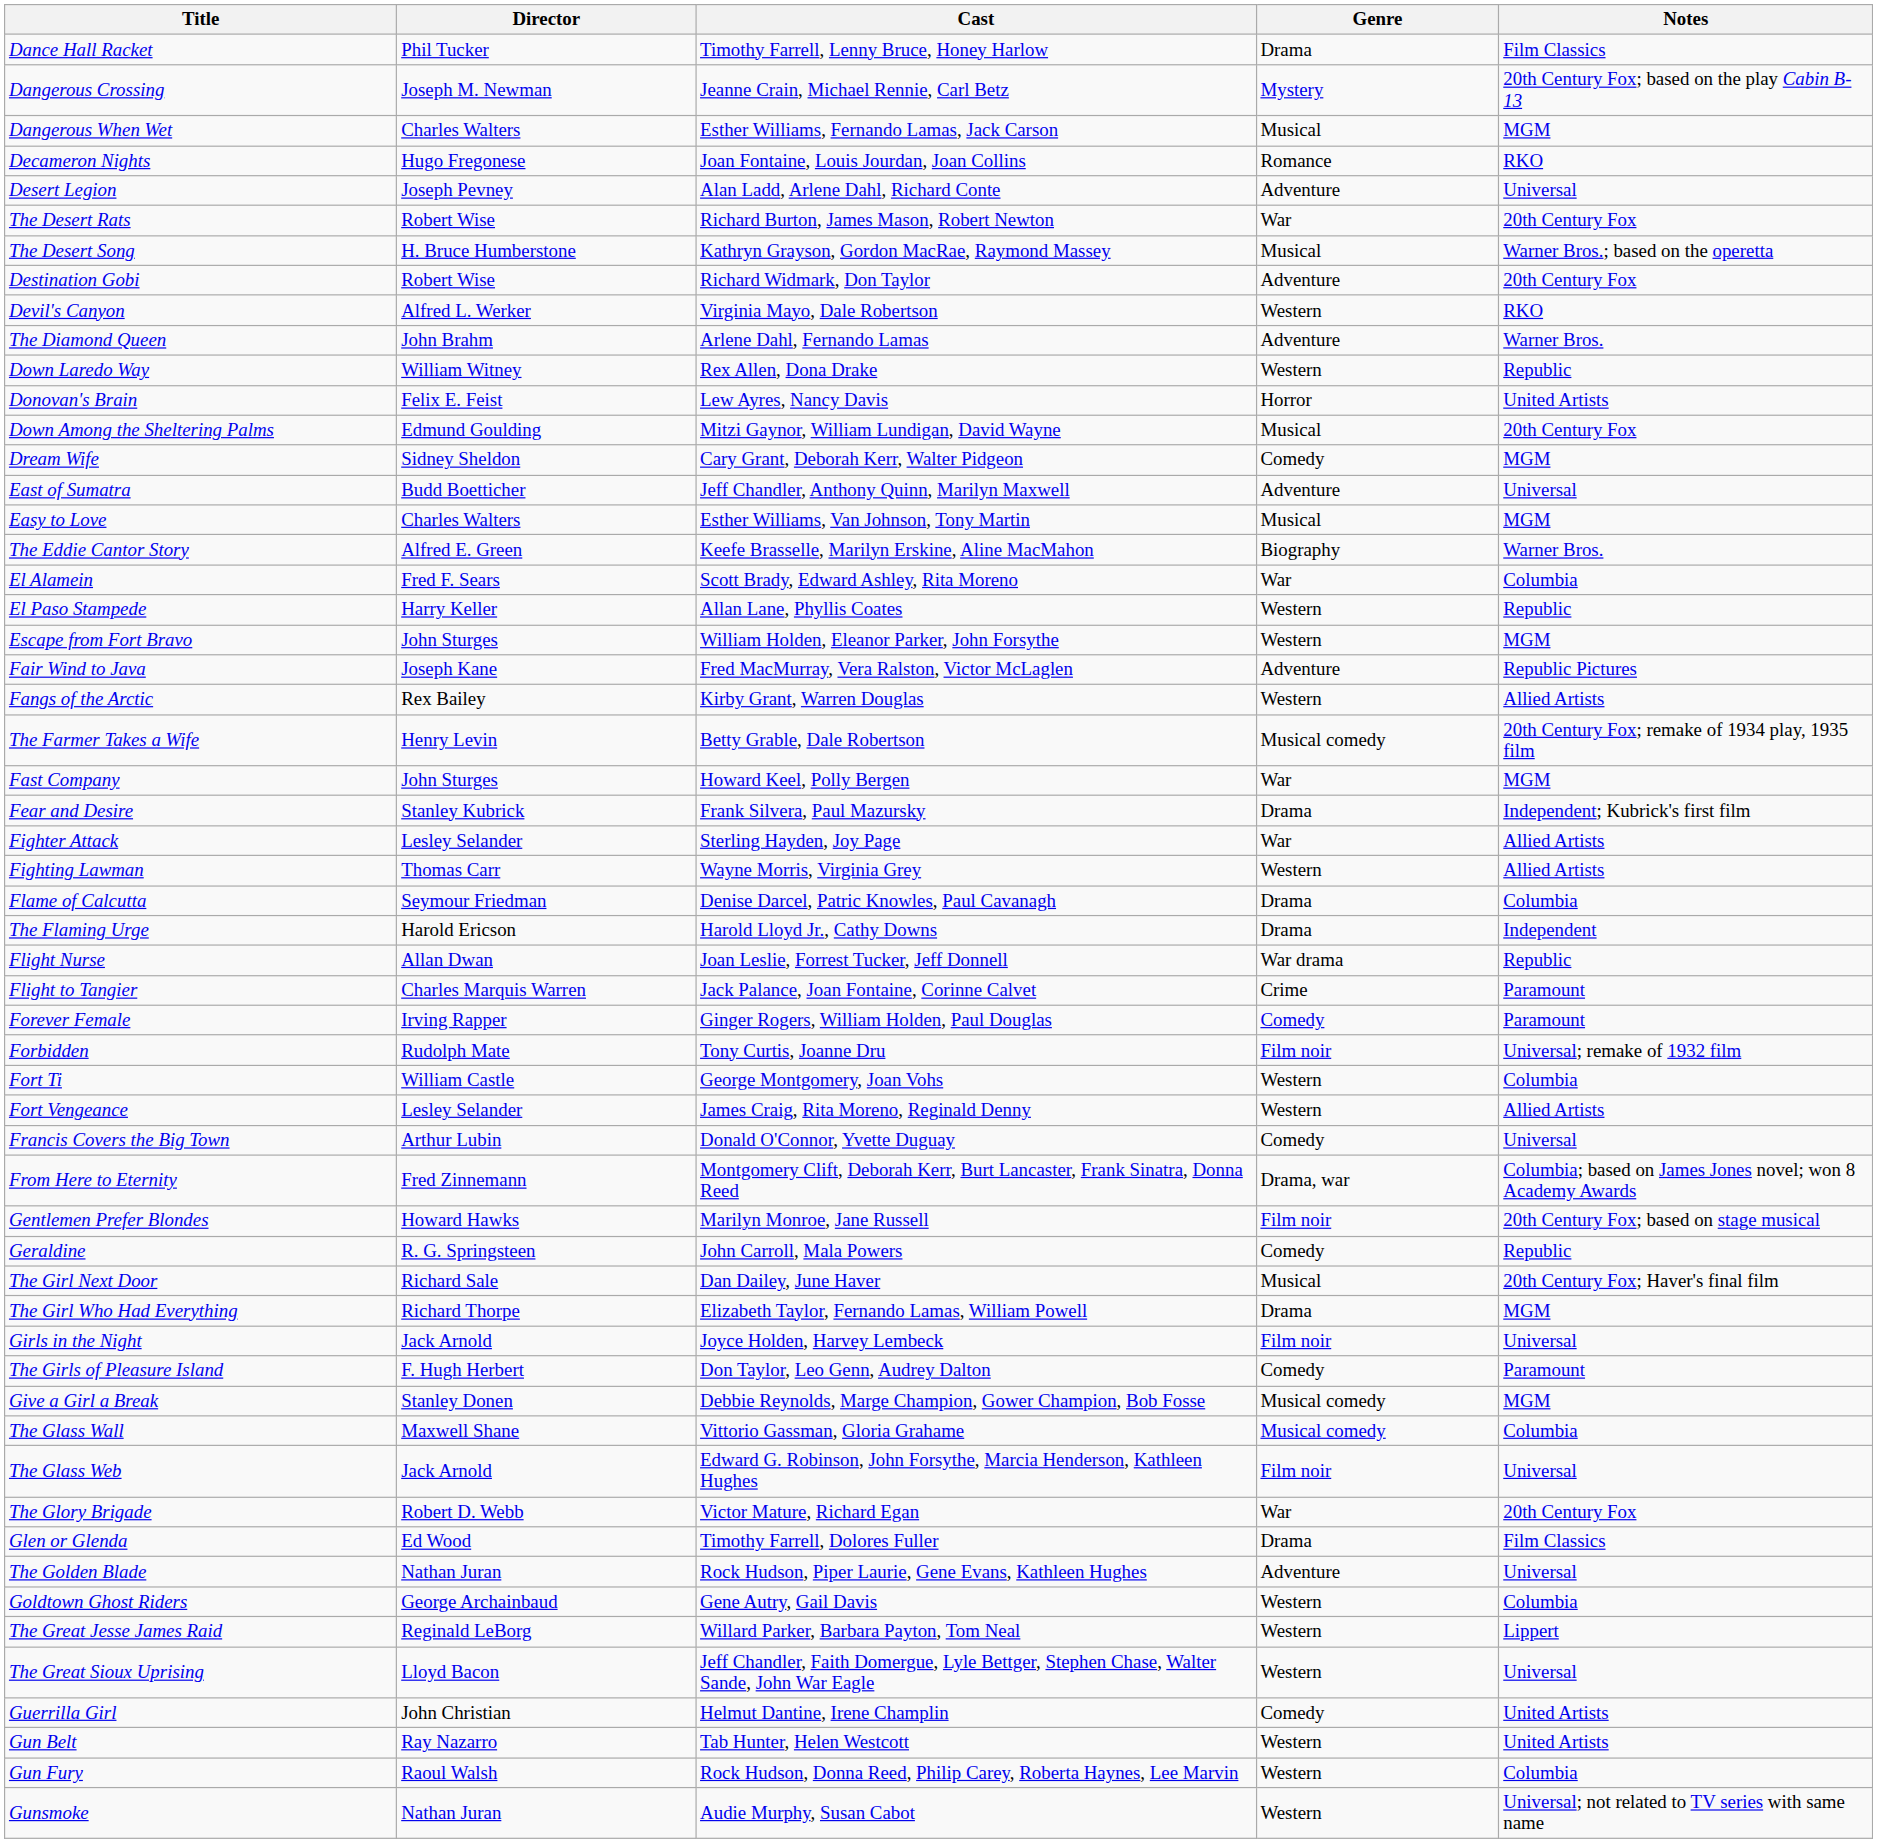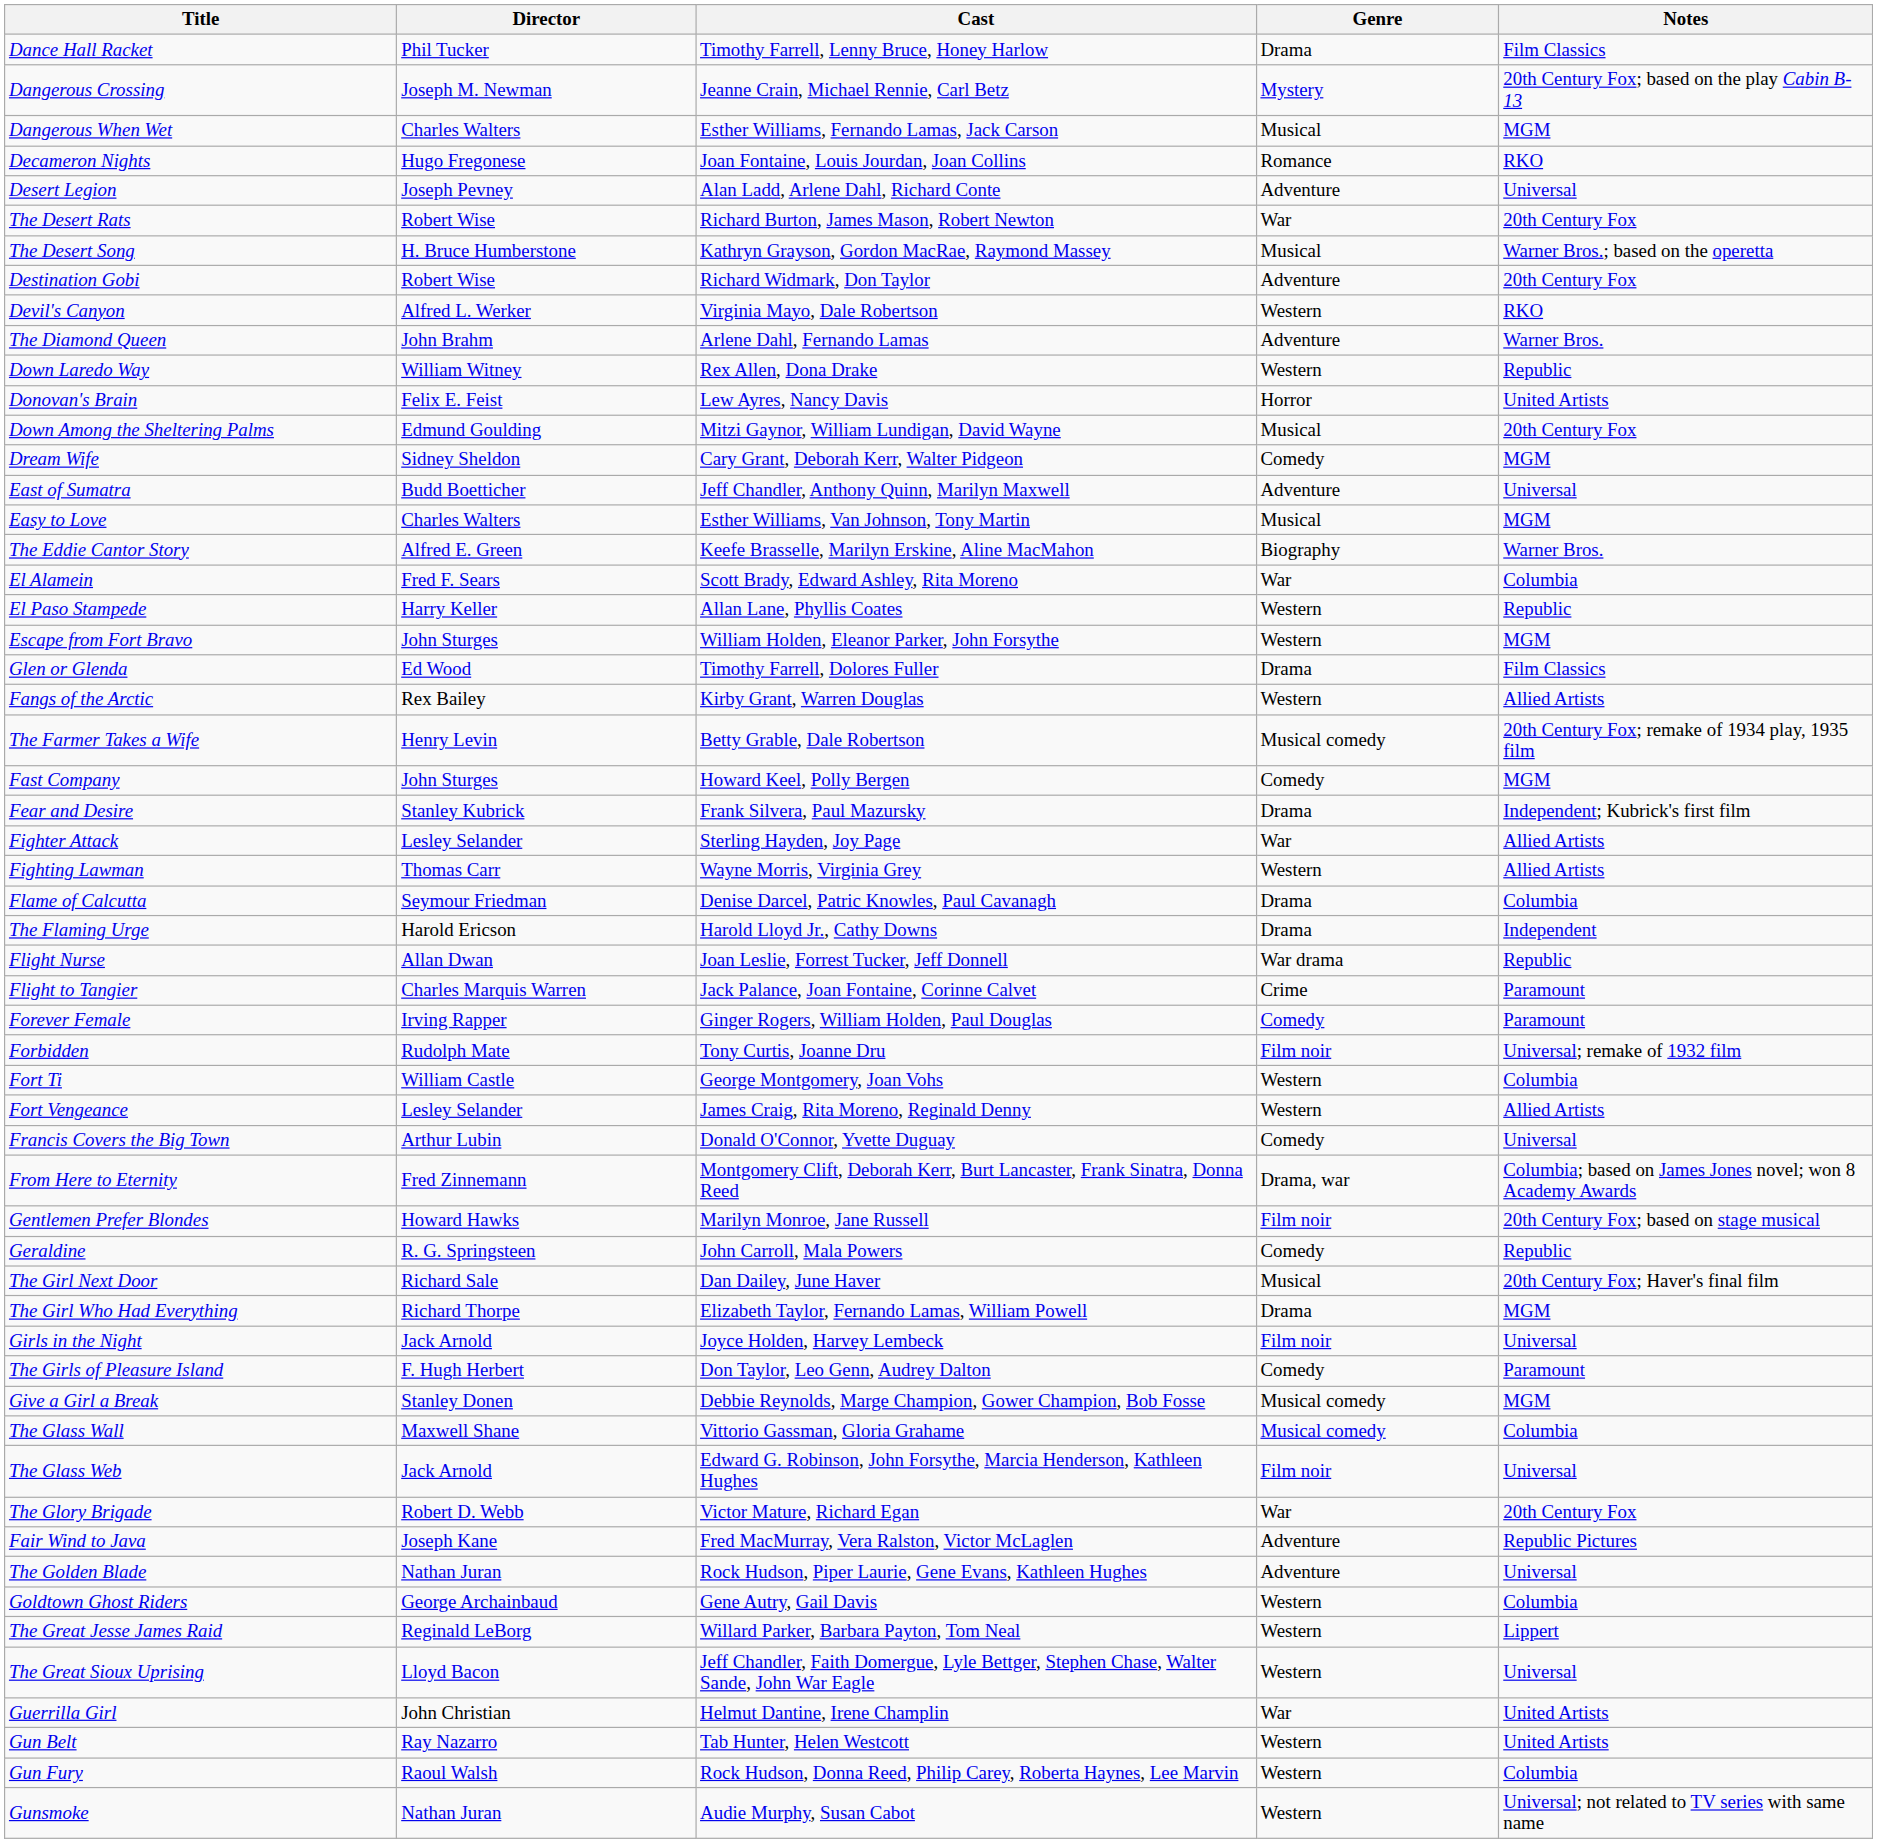rows swapped: (77, 669) <-> (68, 1541)
(1276, 780) War -> (1292, 780) Comedy
(1292, 1712) Comedy -> (1276, 1712) War
